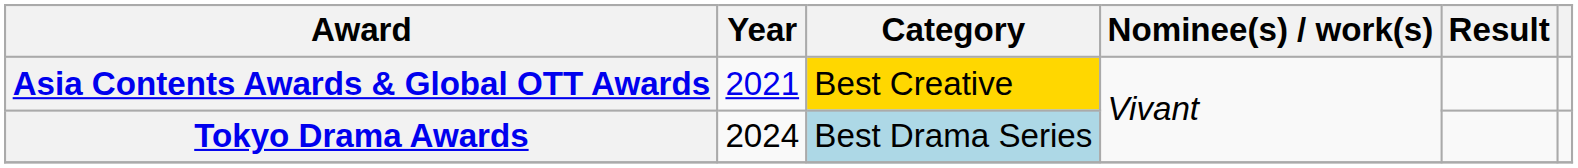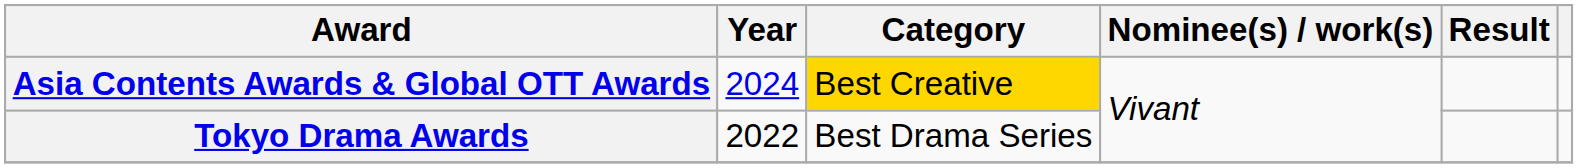(762, 83) 2021 -> (762, 83) 2024
(762, 135) 2024 -> (762, 135) 2022
(953, 135) lightblue background -> (953, 135) no background
